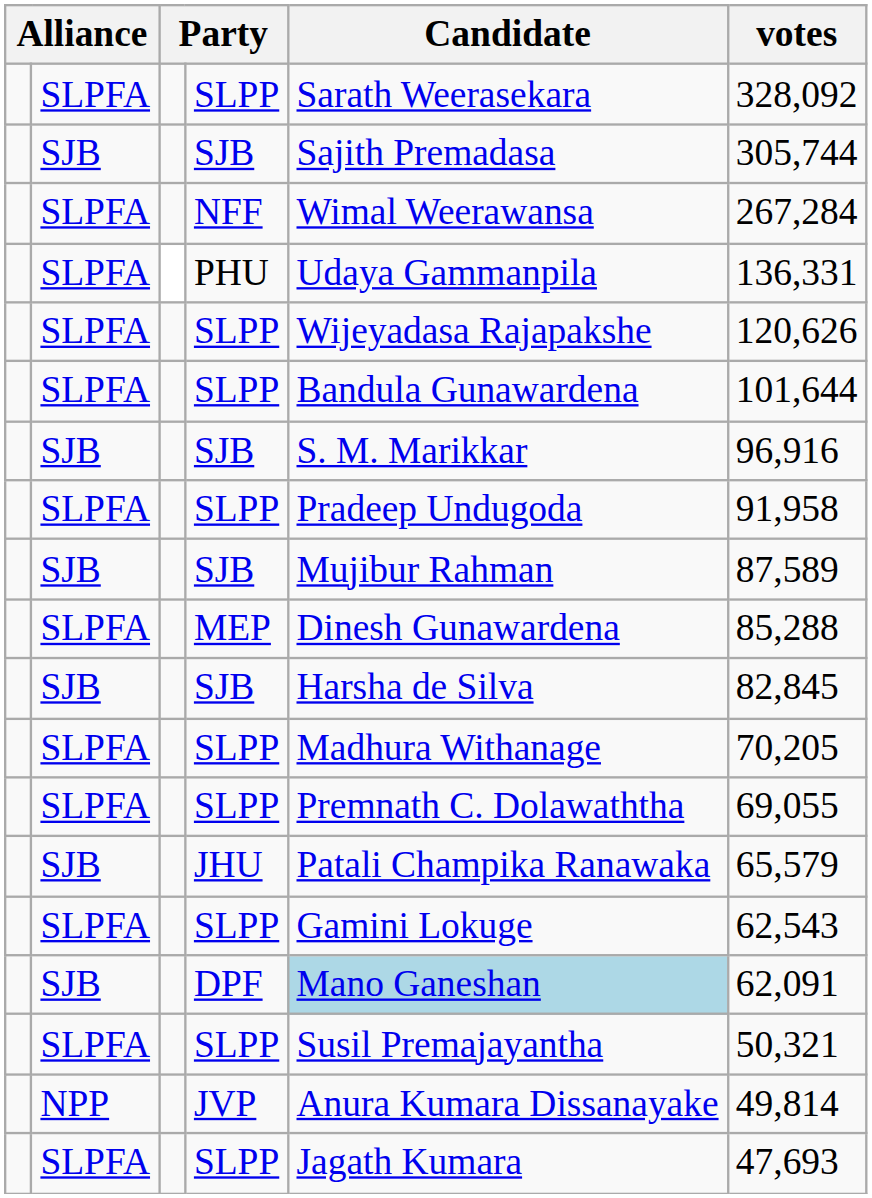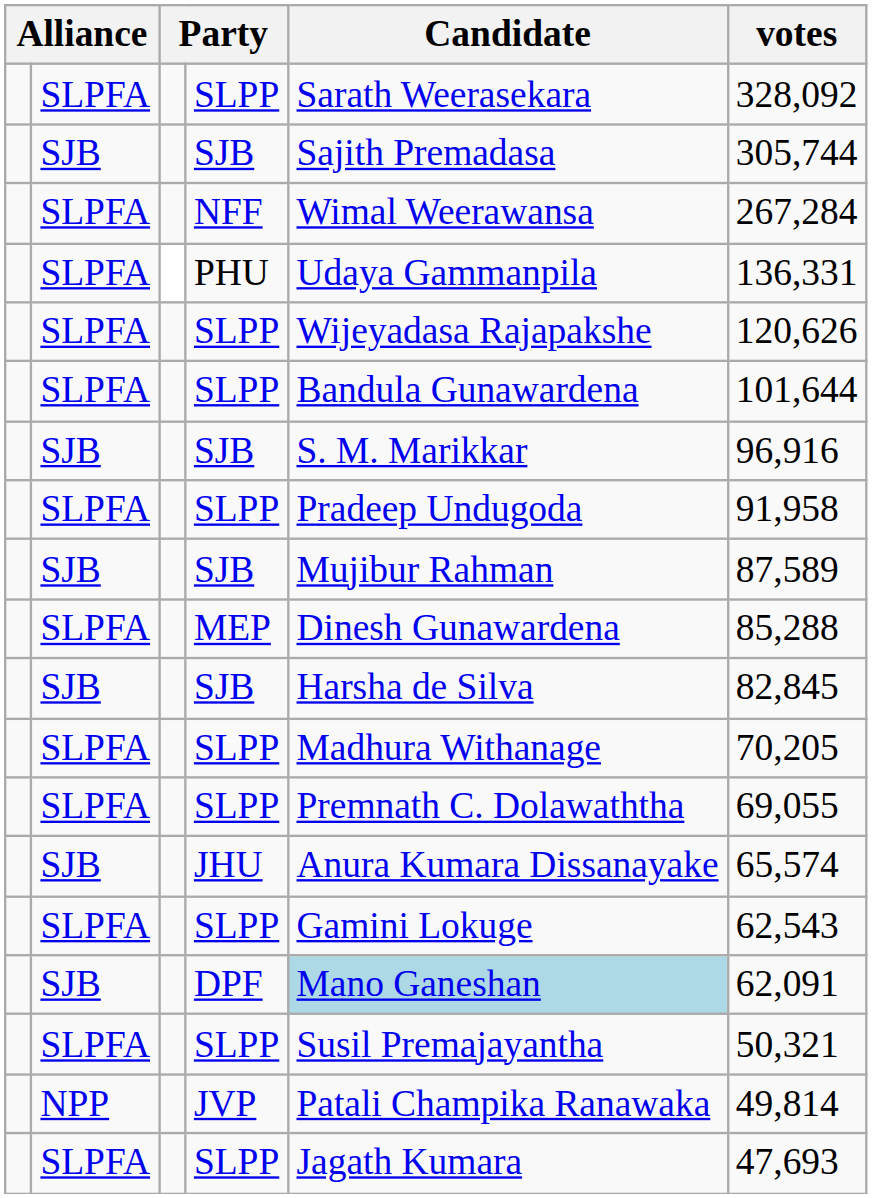(503, 865) Patali Champika Ranawaka -> (508, 865) Anura Kumara Dissanayake
(787, 865) 65,579 -> (787, 865) 65,574
(508, 1102) Anura Kumara Dissanayake -> (503, 1102) Patali Champika Ranawaka
